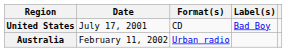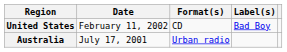(113, 26) July 17, 2001 -> (123, 26) February 11, 2002
(123, 40) February 11, 2002 -> (113, 40) July 17, 2001
